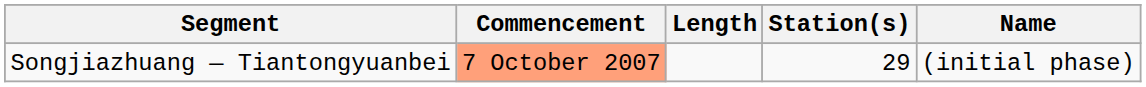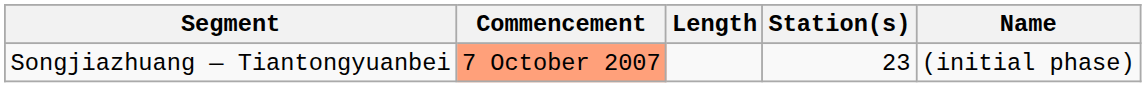(896, 63) 29 -> (896, 63) 23
